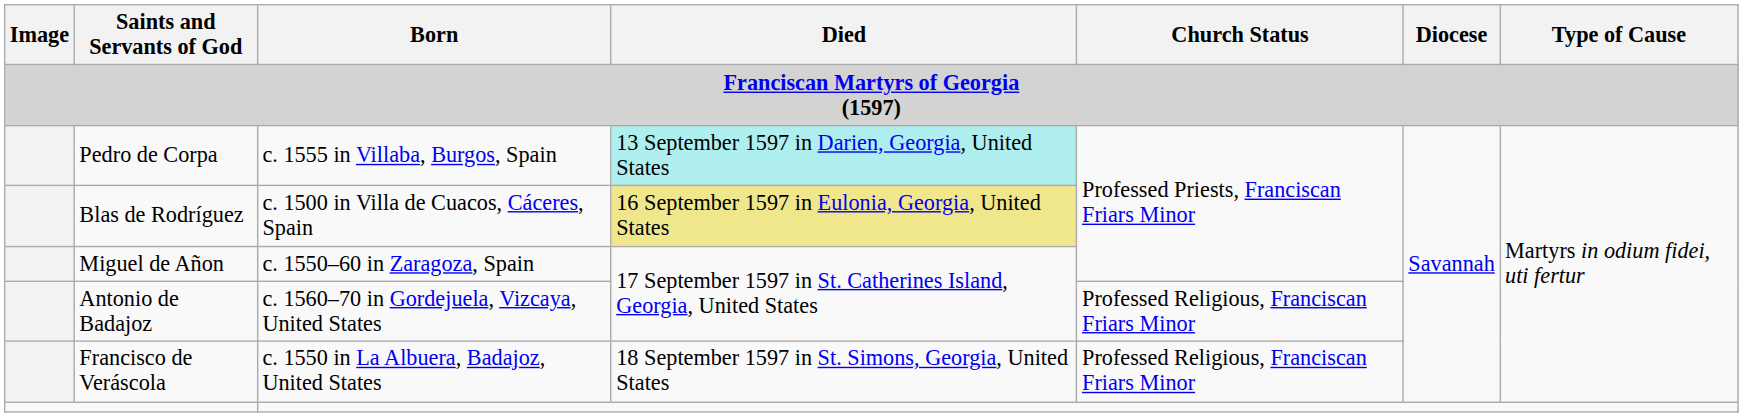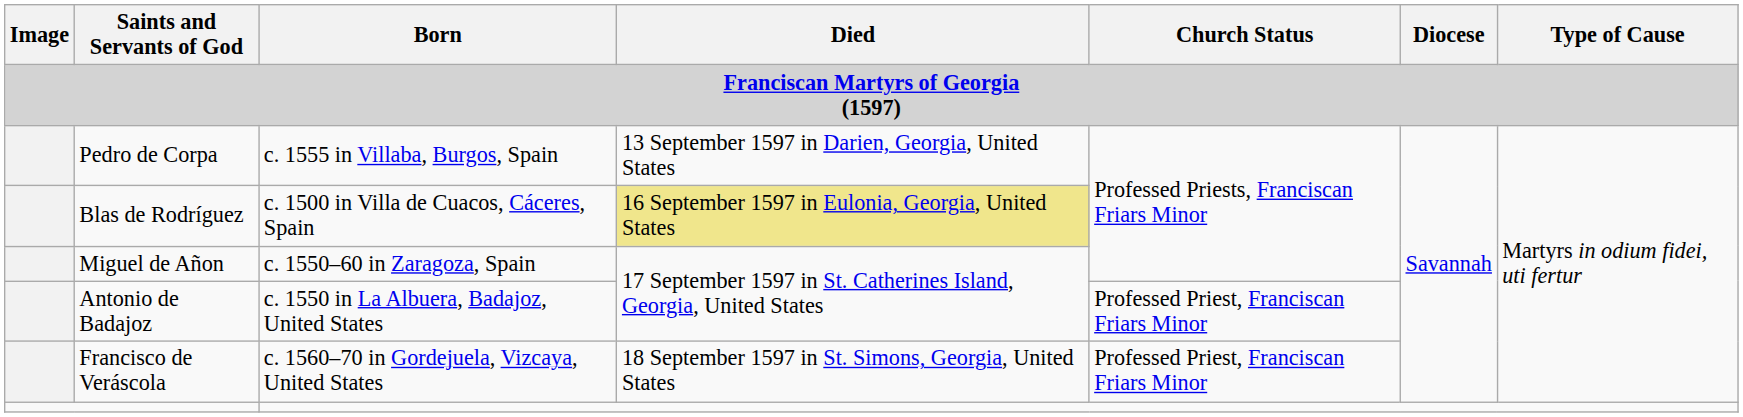(824, 155) paleturquoise background -> (830, 155) no background
(419, 311) c. 1560–70 in Gordejuela, Vizcaya, United States -> (405, 311) c. 1550 in La Albuera, Badajoz, United States
(1224, 311) Professed Religious, Franciscan Friars Minor -> (1219, 311) Professed Priest, Franciscan Friars Minor
(404, 371) c. 1550 in La Albuera, Badajoz, United States -> (421, 371) c. 1560–70 in Gordejuela, Vizcaya, United States
(1224, 371) Professed Religious, Franciscan Friars Minor -> (1219, 371) Professed Priest, Franciscan Friars Minor
